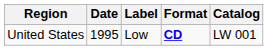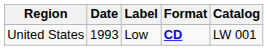(104, 34) 1995 -> (104, 34) 1993
